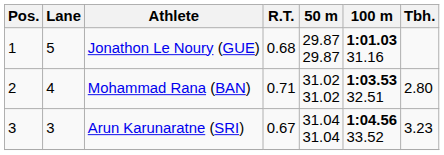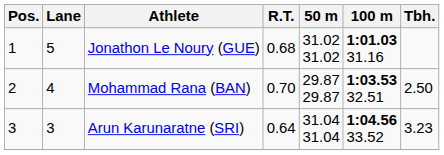(321, 48) 29.87 29.87 -> (321, 48) 31.02 31.02
(281, 88) 0.71 -> (281, 88) 0.70
(321, 88) 31.02 31.02 -> (321, 88) 29.87 29.87
(418, 88) 2.80 -> (418, 88) 2.50
(281, 128) 0.67 -> (281, 128) 0.64
